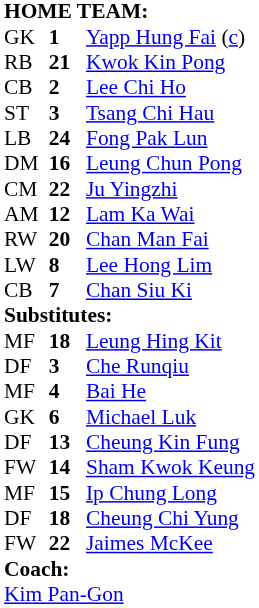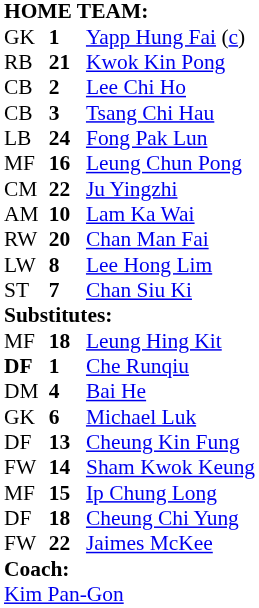(17, 112) ST -> (18, 112) CB
(21, 163) DM -> (20, 163) MF
(59, 214) 12 -> (59, 214) 10
(18, 290) CB -> (17, 290) ST
(18, 366) normal -> (18, 366) bold
(54, 366) 3 -> (54, 366) 1
(20, 391) MF -> (21, 391) DM
